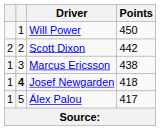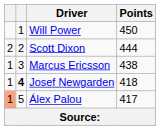(129, 48) 442 -> (129, 48) 444
(10, 100) no background -> (10, 100) lightsalmon background
